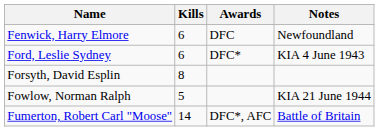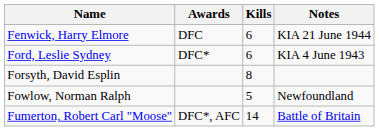columns swapped: (191, 14) <-> (240, 14)
(315, 34) Newfoundland -> (324, 34) KIA 21 June 1944
(324, 95) KIA 21 June 1944 -> (315, 95) Newfoundland
